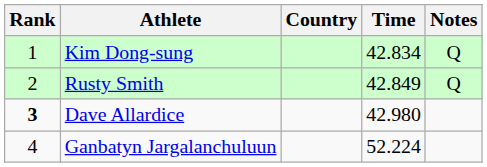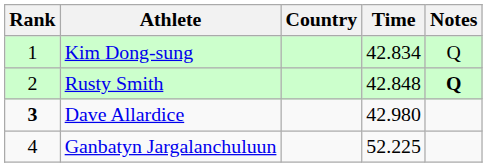(394, 83) 42.849 -> (394, 83) 42.848
(454, 83) normal -> (454, 83) bold
(394, 146) 52.224 -> (394, 146) 52.225
